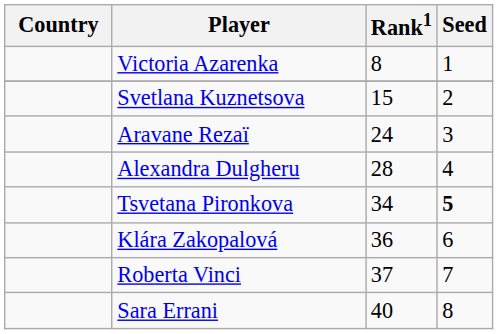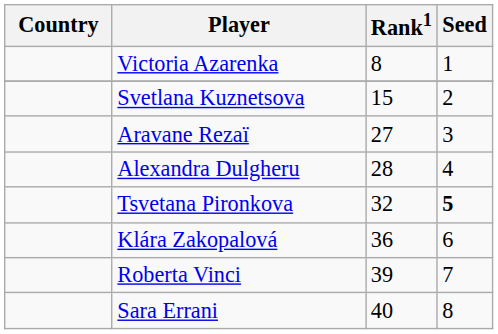(382, 133) 24 -> (382, 133) 27
(382, 204) 34 -> (382, 204) 32
(382, 275) 37 -> (382, 275) 39
